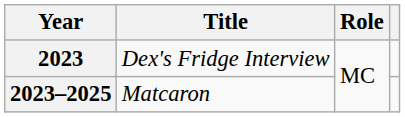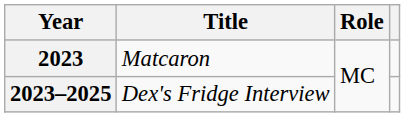(226, 58) Dex's Fridge Interview -> (166, 58) Matcaron
(166, 93) Matcaron -> (226, 93) Dex's Fridge Interview
